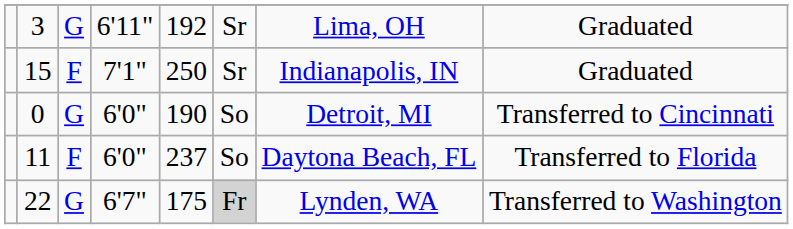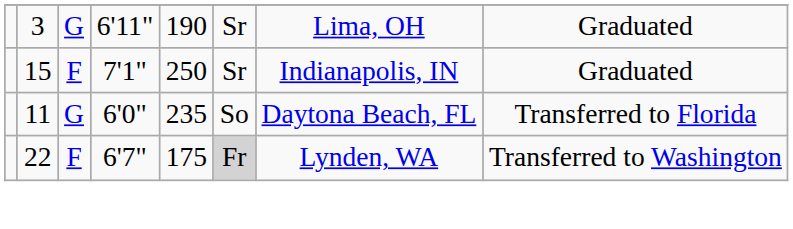(186, 26) 192 -> (186, 26) 190
- row: (38, 113)
(74, 157) F -> (74, 113) G
(186, 157) 237 -> (186, 113) 235
(74, 200) G -> (74, 157) F
